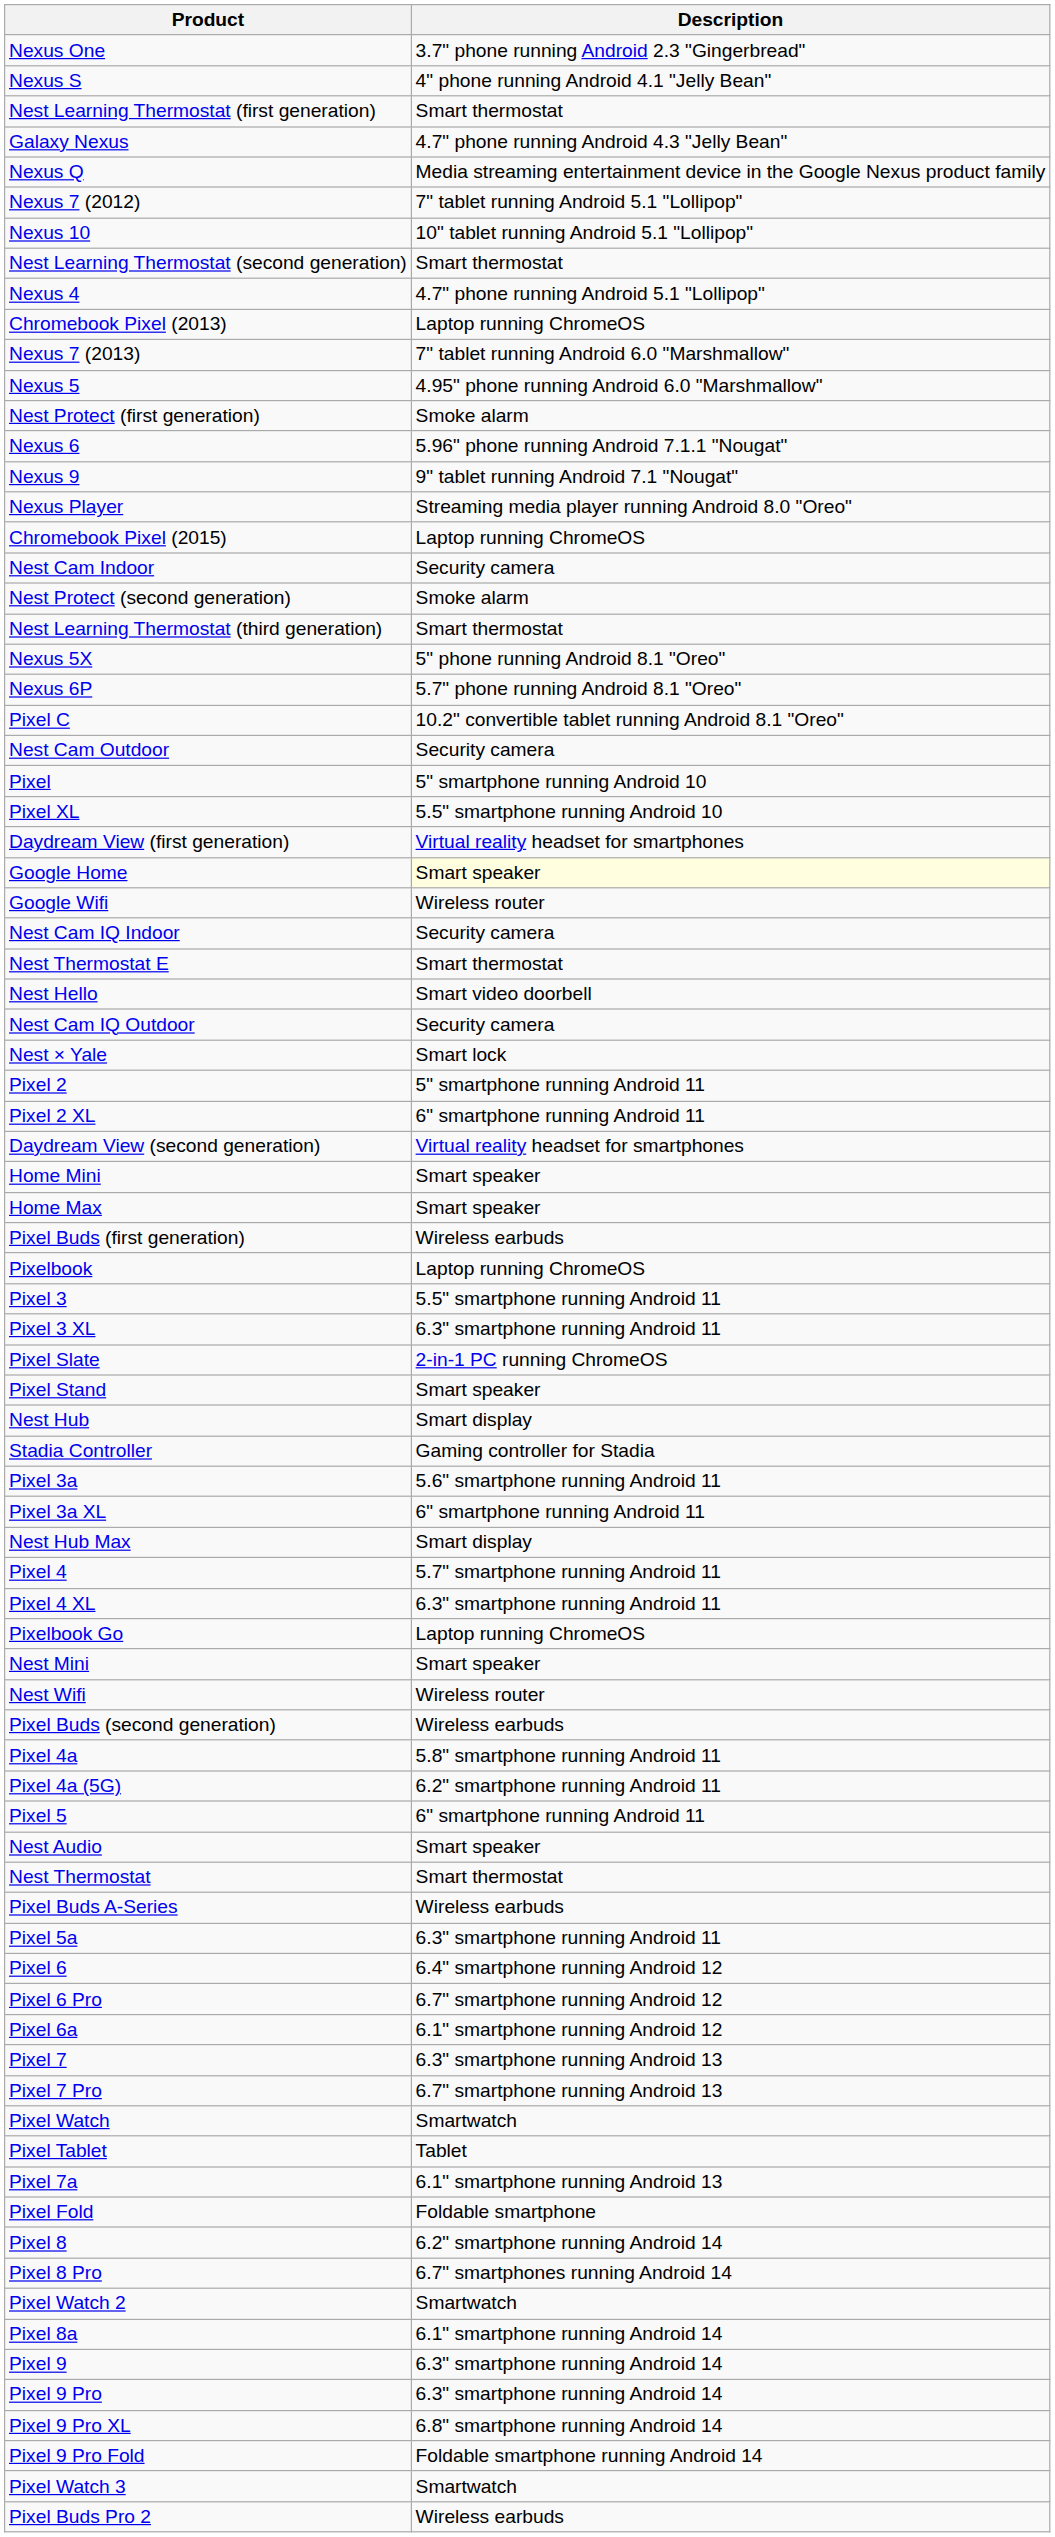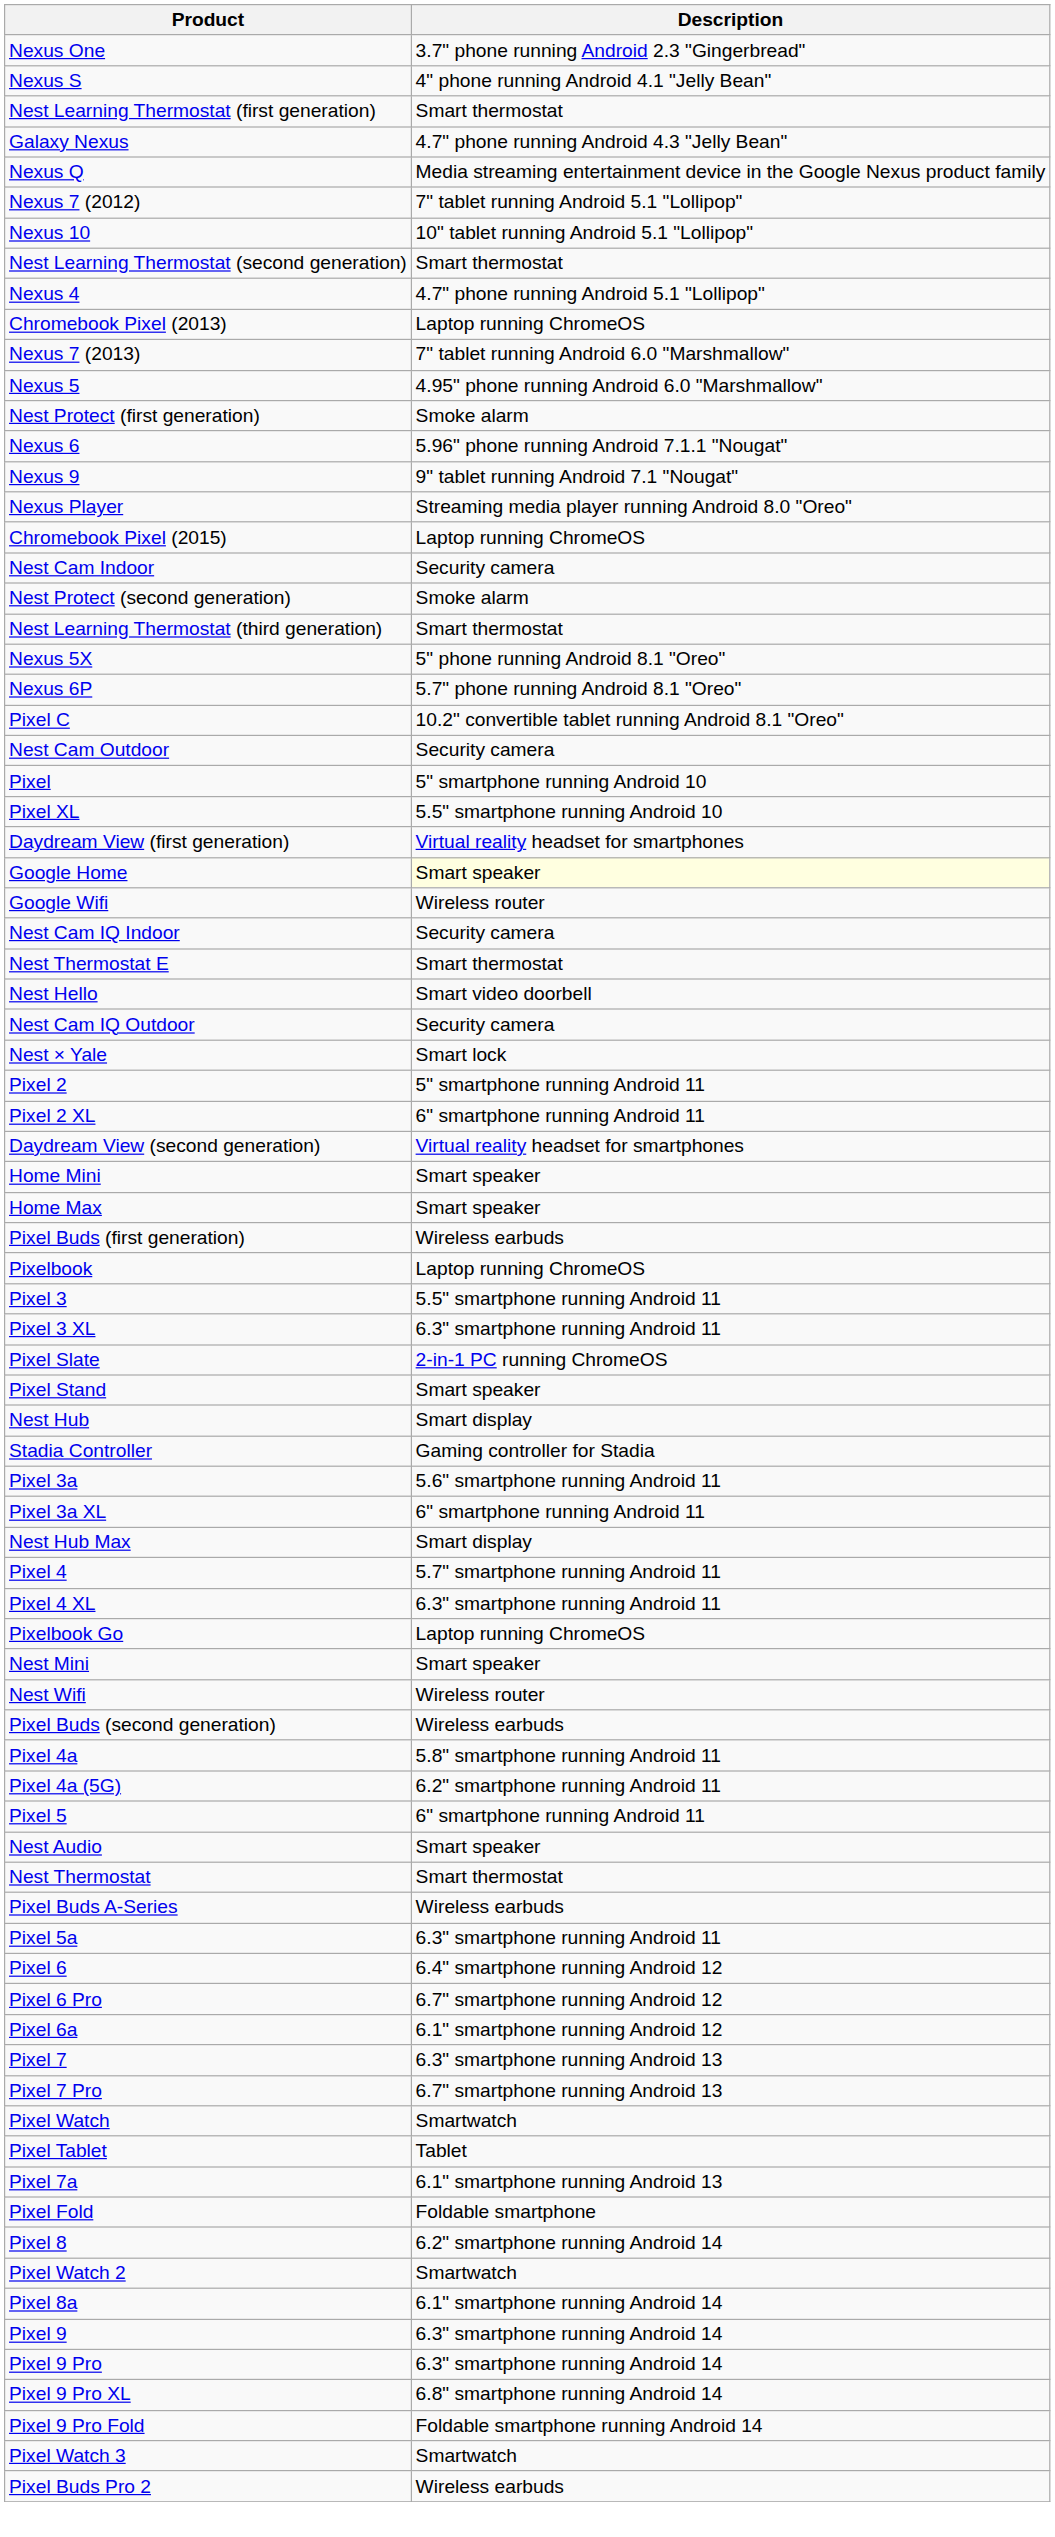- row: (55, 2273)
